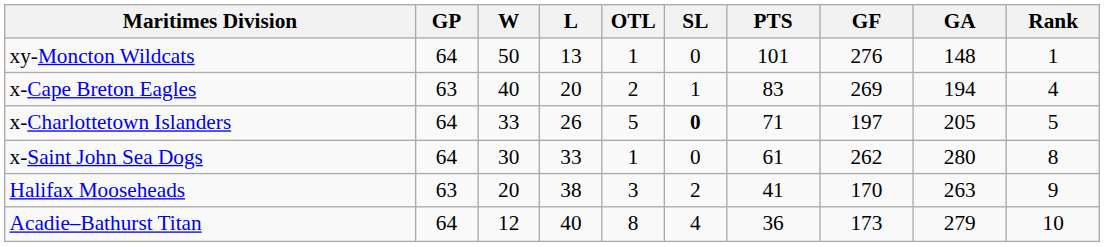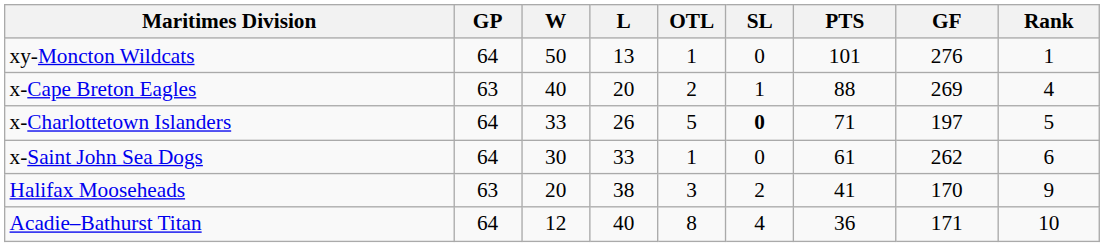- column: (960, 21)
(773, 88) 83 -> (845, 88) 88
(1053, 156) 8 -> (1049, 156) 6
(866, 223) 173 -> (947, 223) 171
